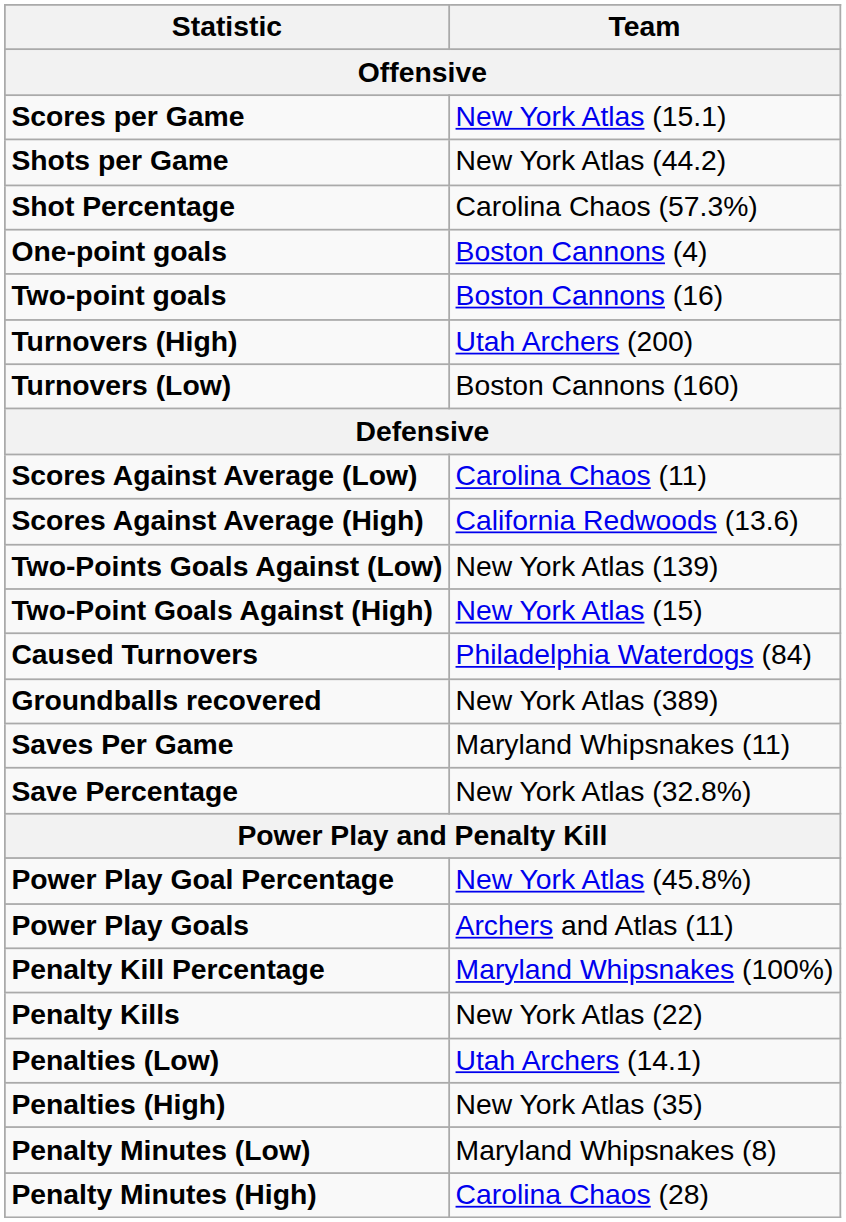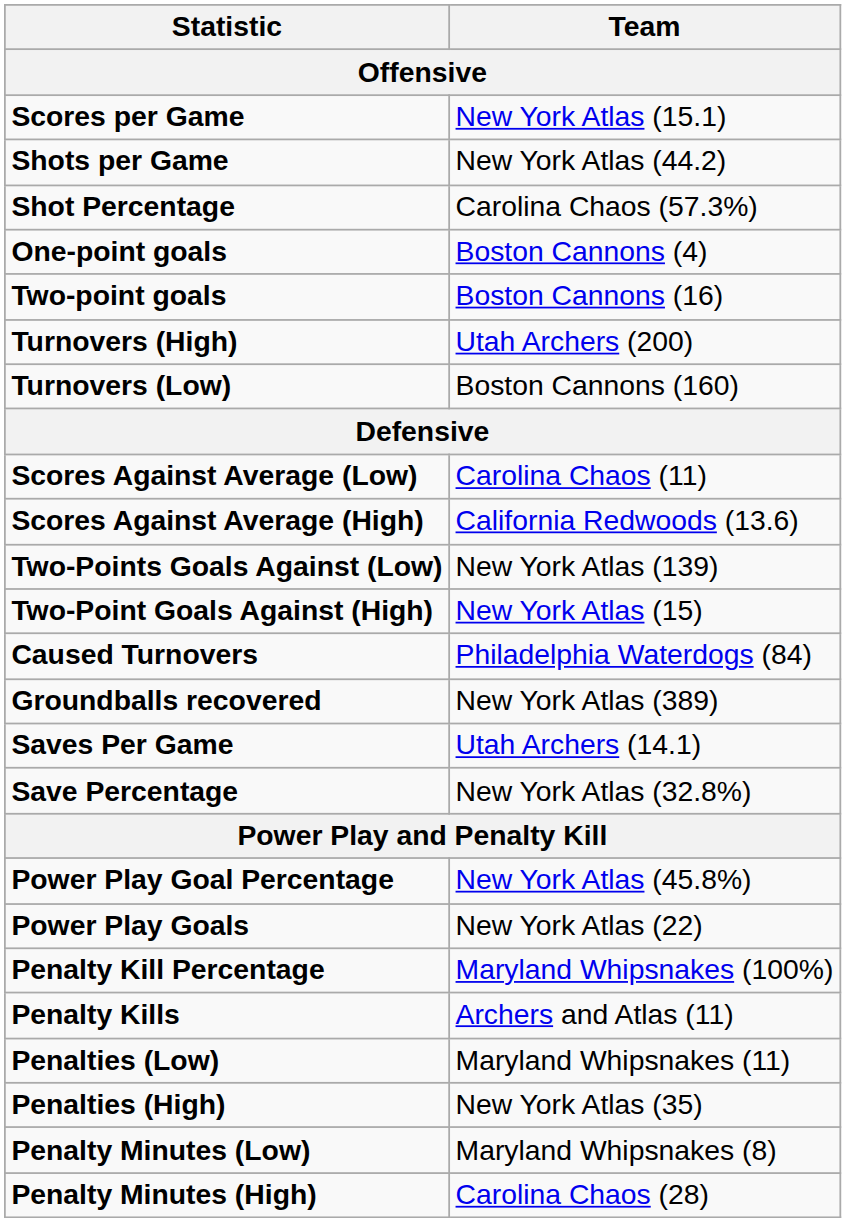(623, 745) Maryland Whipsnakes (11) -> (578, 745) Utah Archers (14.1)
(595, 925) Archers and Atlas (11) -> (579, 925) New York Atlas (22)
(579, 1015) New York Atlas (22) -> (595, 1015) Archers and Atlas (11)
(578, 1059) Utah Archers (14.1) -> (623, 1059) Maryland Whipsnakes (11)
